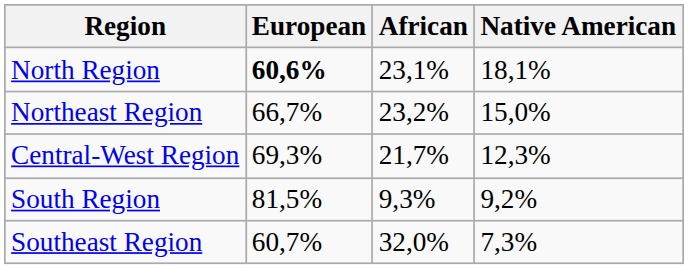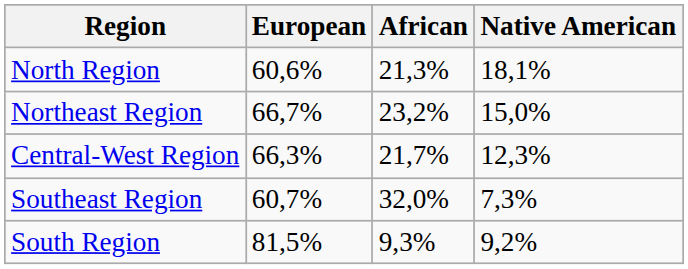(289, 69) bold -> (287, 69) normal
(414, 69) 23,1% -> (414, 69) 21,3%
(287, 155) 69,3% -> (287, 155) 66,3%
rows swapped: (107, 241) <-> (86, 198)
